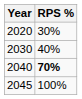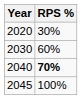(49, 49) 40% -> (49, 49) 60%
